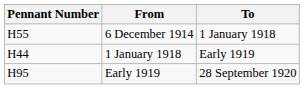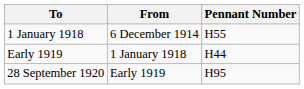columns swapped: (53, 14) <-> (248, 14)
